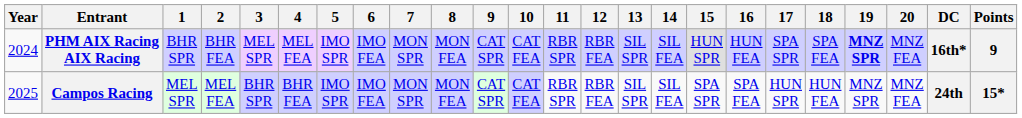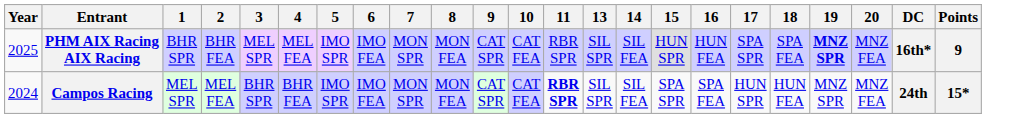- column: (600, 16)
(23, 49) 2024 -> (23, 49) 2025
(23, 92) 2025 -> (23, 92) 2024
(563, 92) normal -> (563, 92) bold
